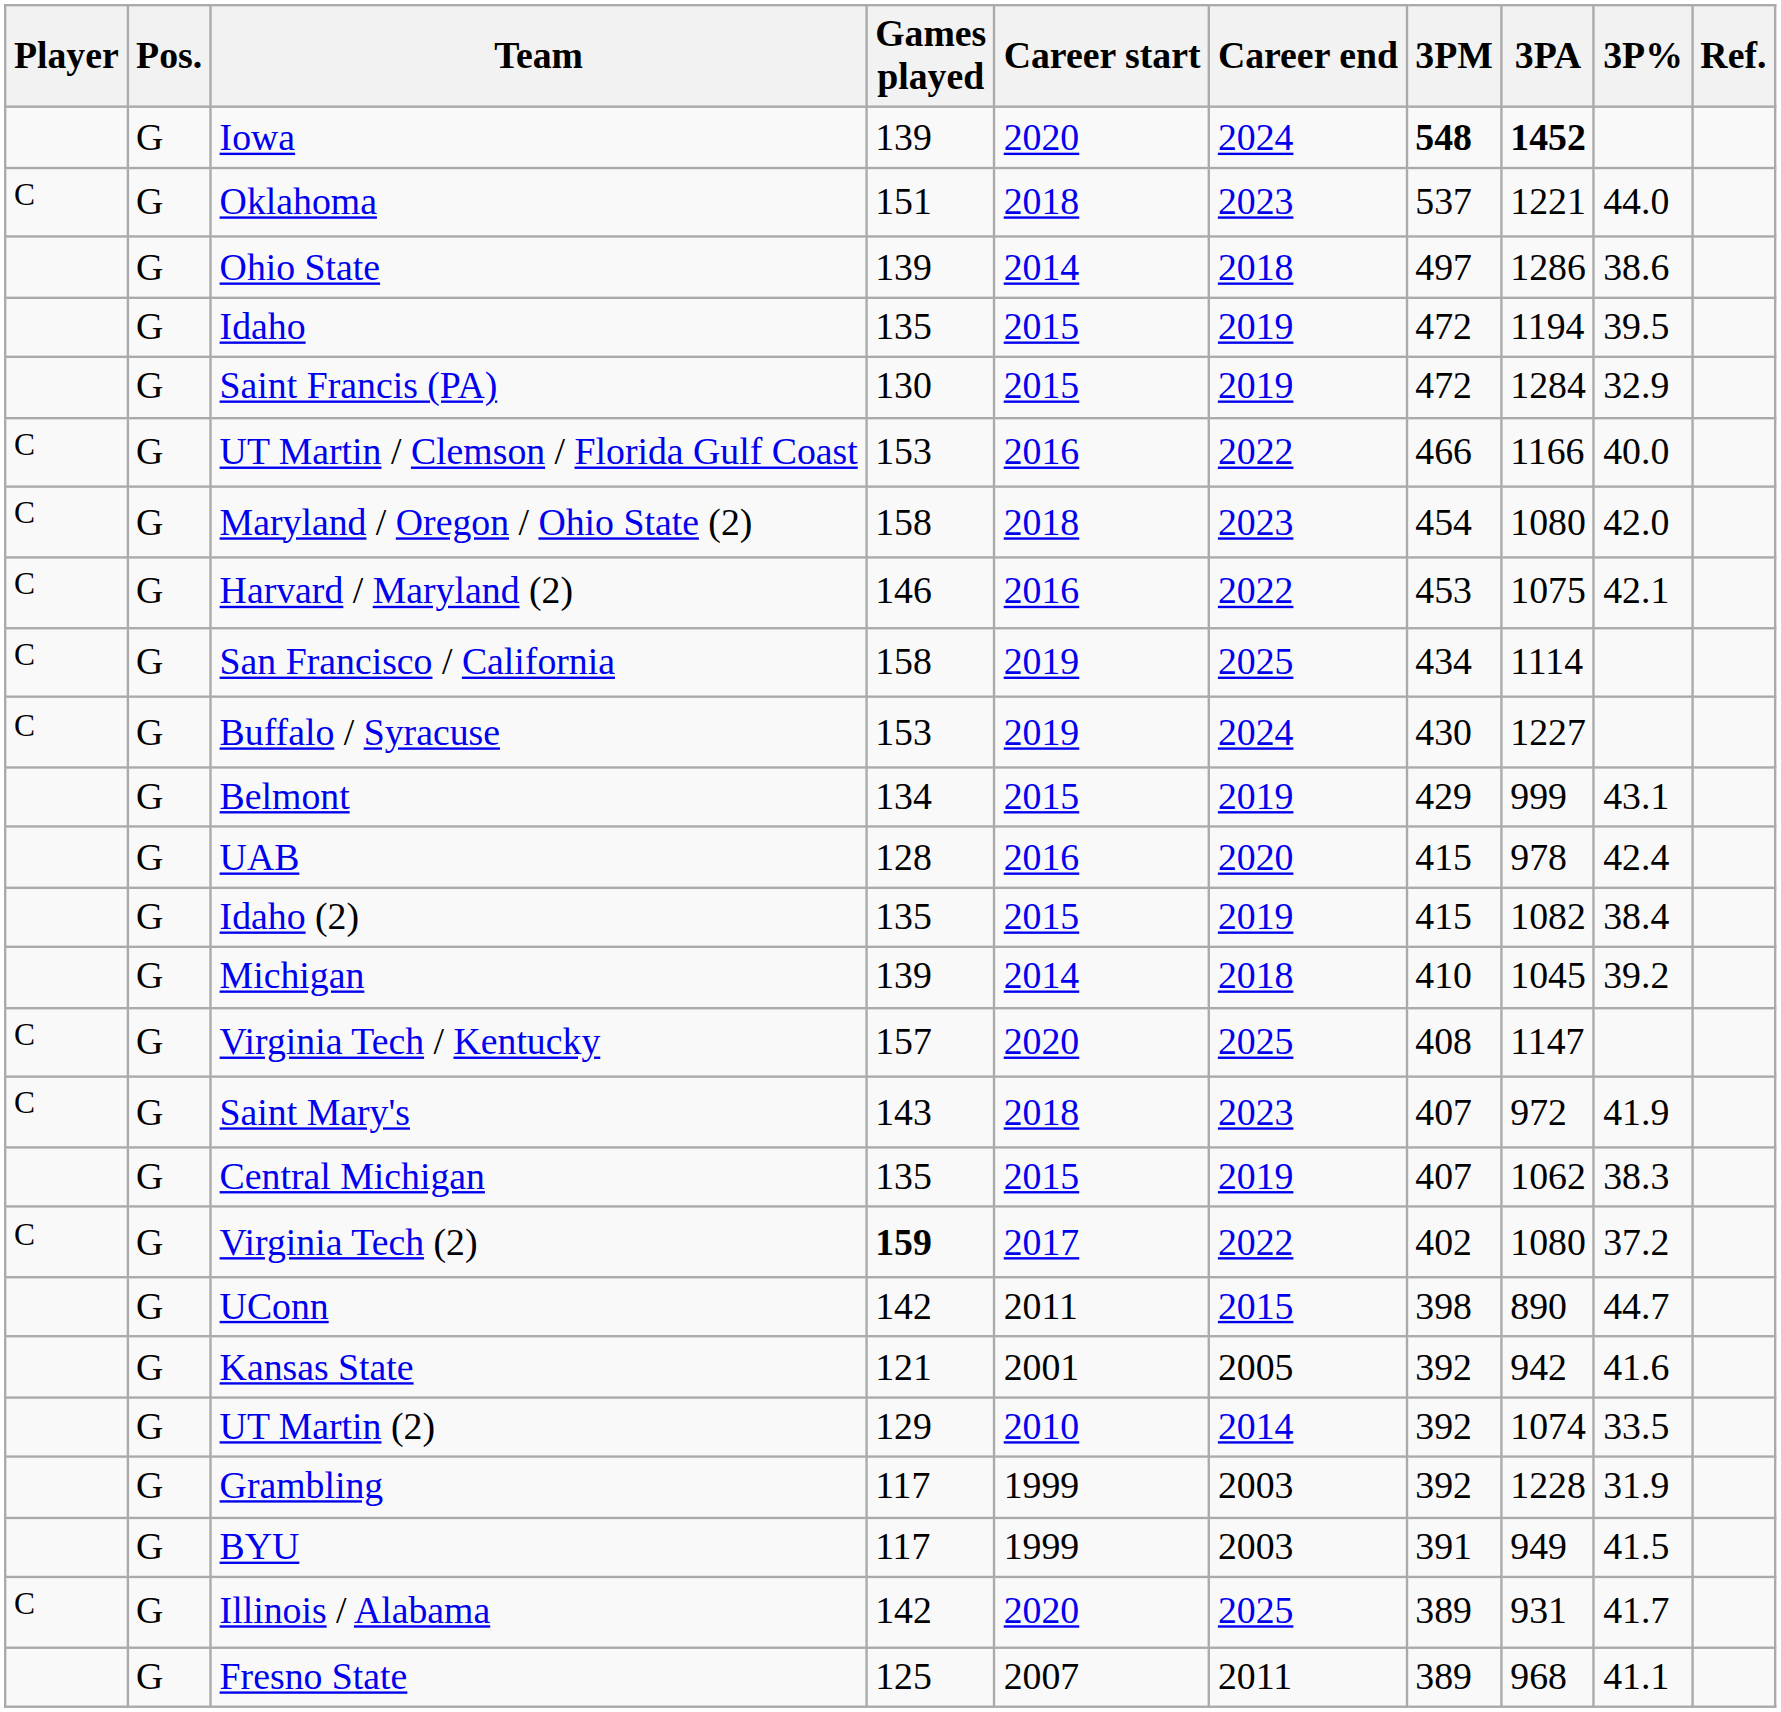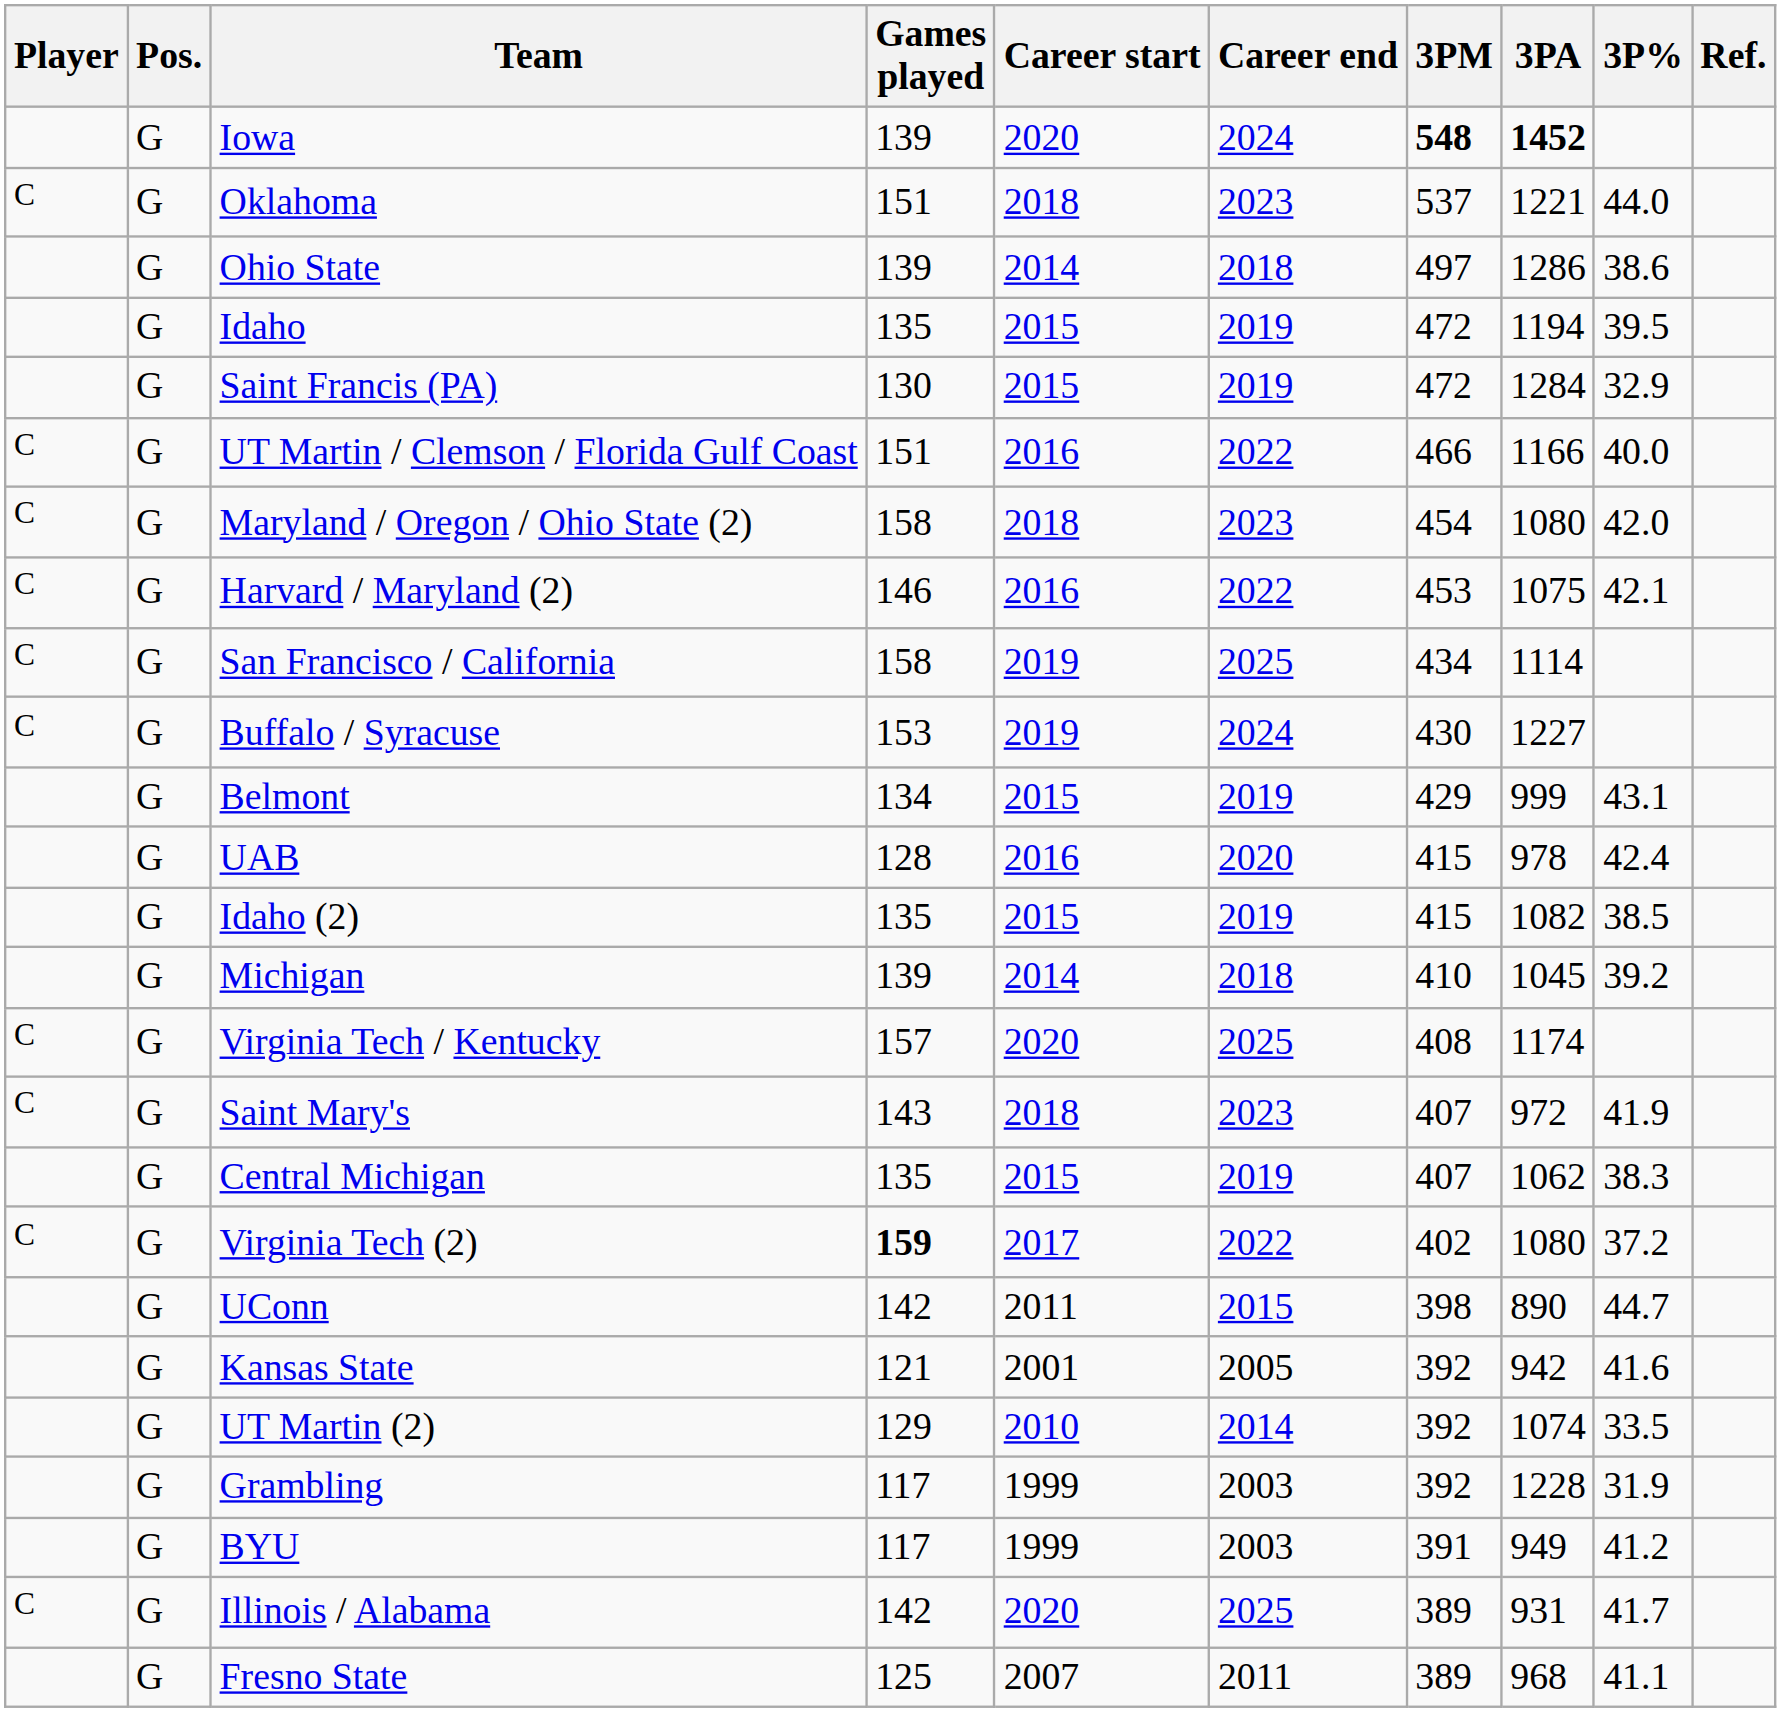(903, 451) 153 -> (903, 451) 151
(1636, 916) 38.4 -> (1636, 916) 38.5
(1547, 1041) 1147 -> (1547, 1041) 1174
(1636, 1546) 41.5 -> (1636, 1546) 41.2
